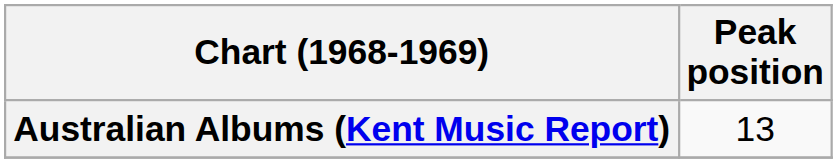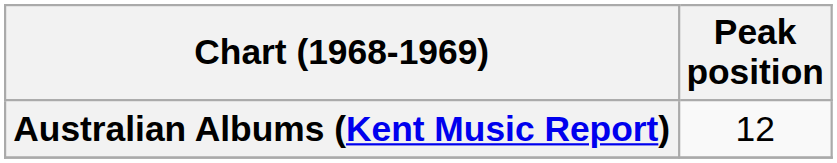(755, 128) 13 -> (755, 128) 12
